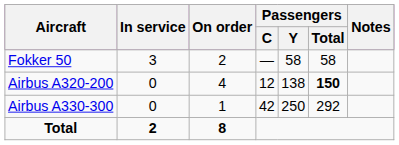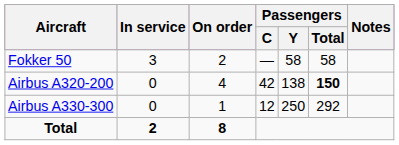(267, 83) 12 -> (267, 83) 42
(267, 106) 42 -> (267, 106) 12
